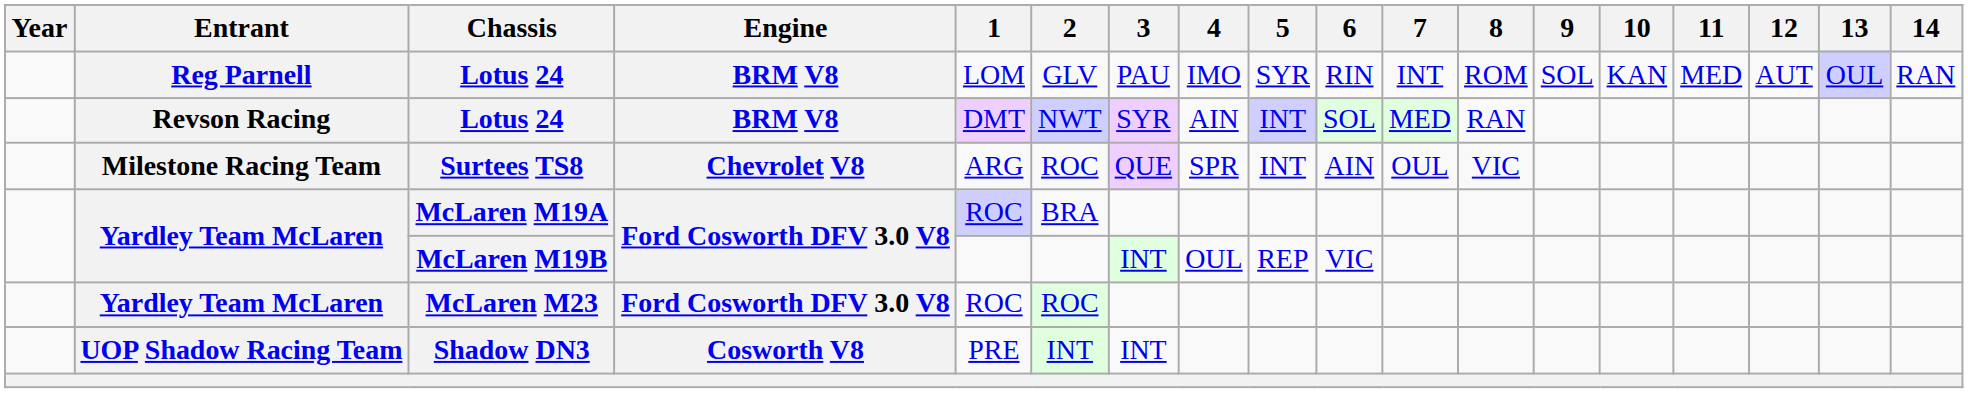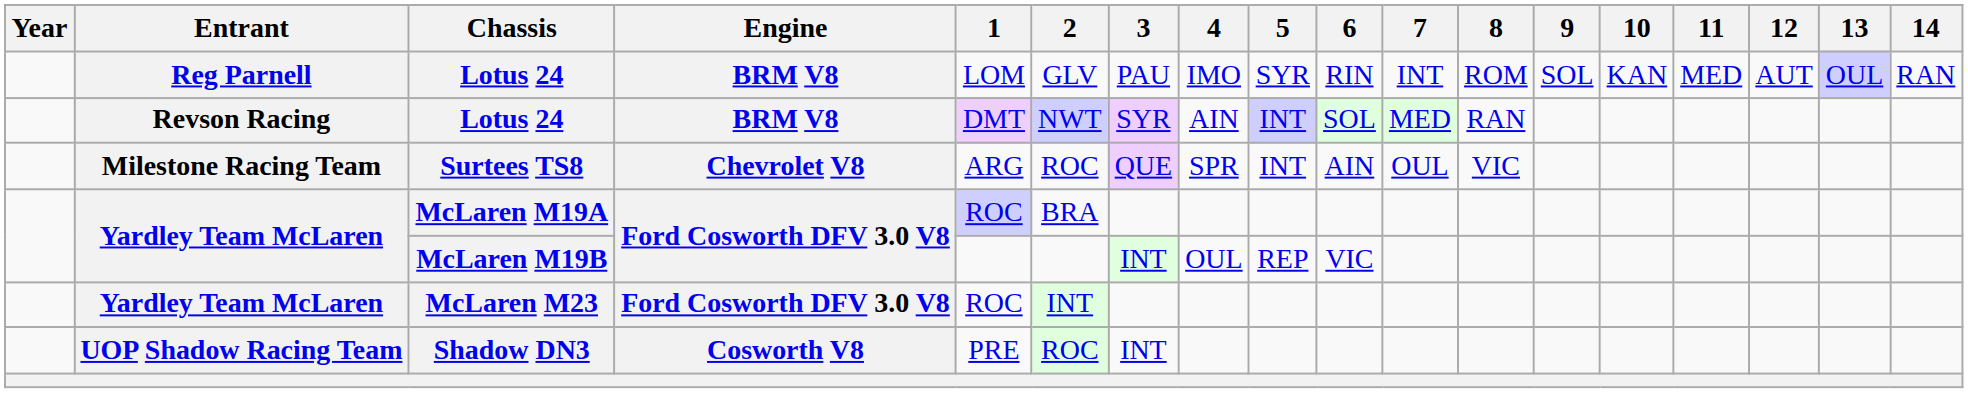(1070, 304) ROC -> (1070, 304) INT
(1070, 350) INT -> (1070, 350) ROC
